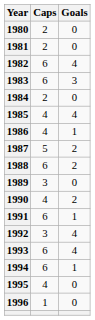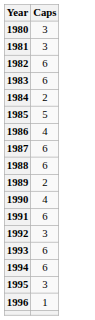- column: (74, 13)
(45, 30) 2 -> (45, 30) 3
(45, 47) 2 -> (45, 47) 3
(45, 115) 4 -> (45, 115) 5
(45, 149) 5 -> (45, 149) 6
(45, 183) 3 -> (45, 183) 2
(45, 285) 4 -> (45, 285) 3
